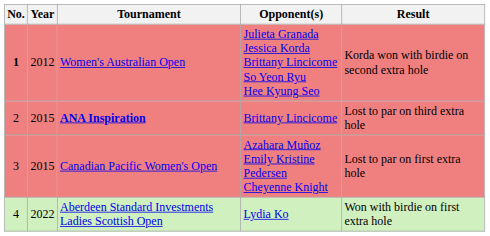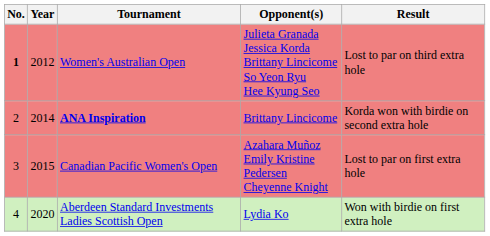(406, 62) Korda won with birdie on second extra hole -> (404, 62) Lost to par on third extra hole
(42, 118) 2015 -> (42, 118) 2014
(404, 118) Lost to par on third extra hole -> (406, 118) Korda won with birdie on second extra hole
(42, 214) 2022 -> (42, 214) 2020
